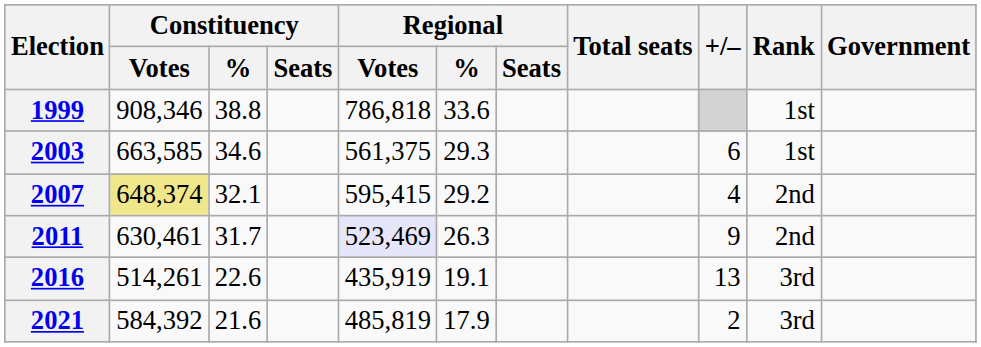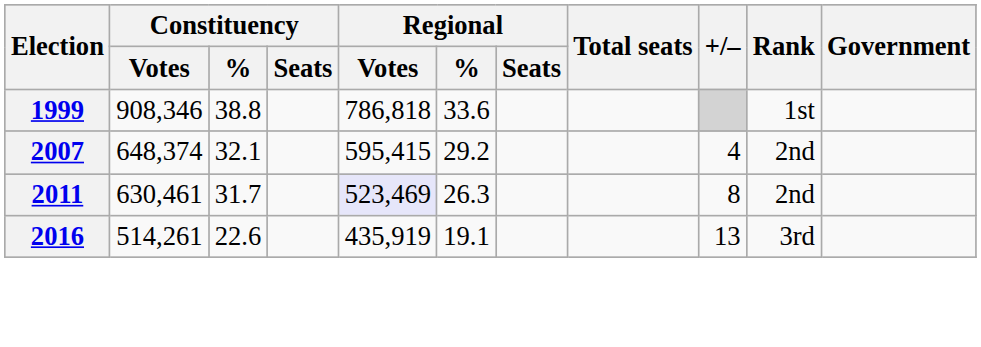- row: (57, 151)
(159, 194) khaki background -> (159, 151) no background
(734, 236) 9 -> (734, 194) 8
- row: (57, 320)
